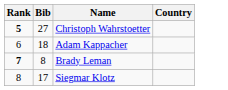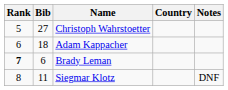+ column: (209, 12)
(19, 28) bold -> (19, 28) normal
(43, 61) 8 -> (43, 61) 6
(43, 77) 17 -> (43, 77) 11
